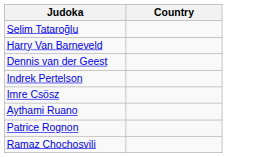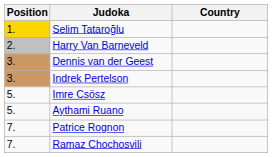+ column: (27, 12)
